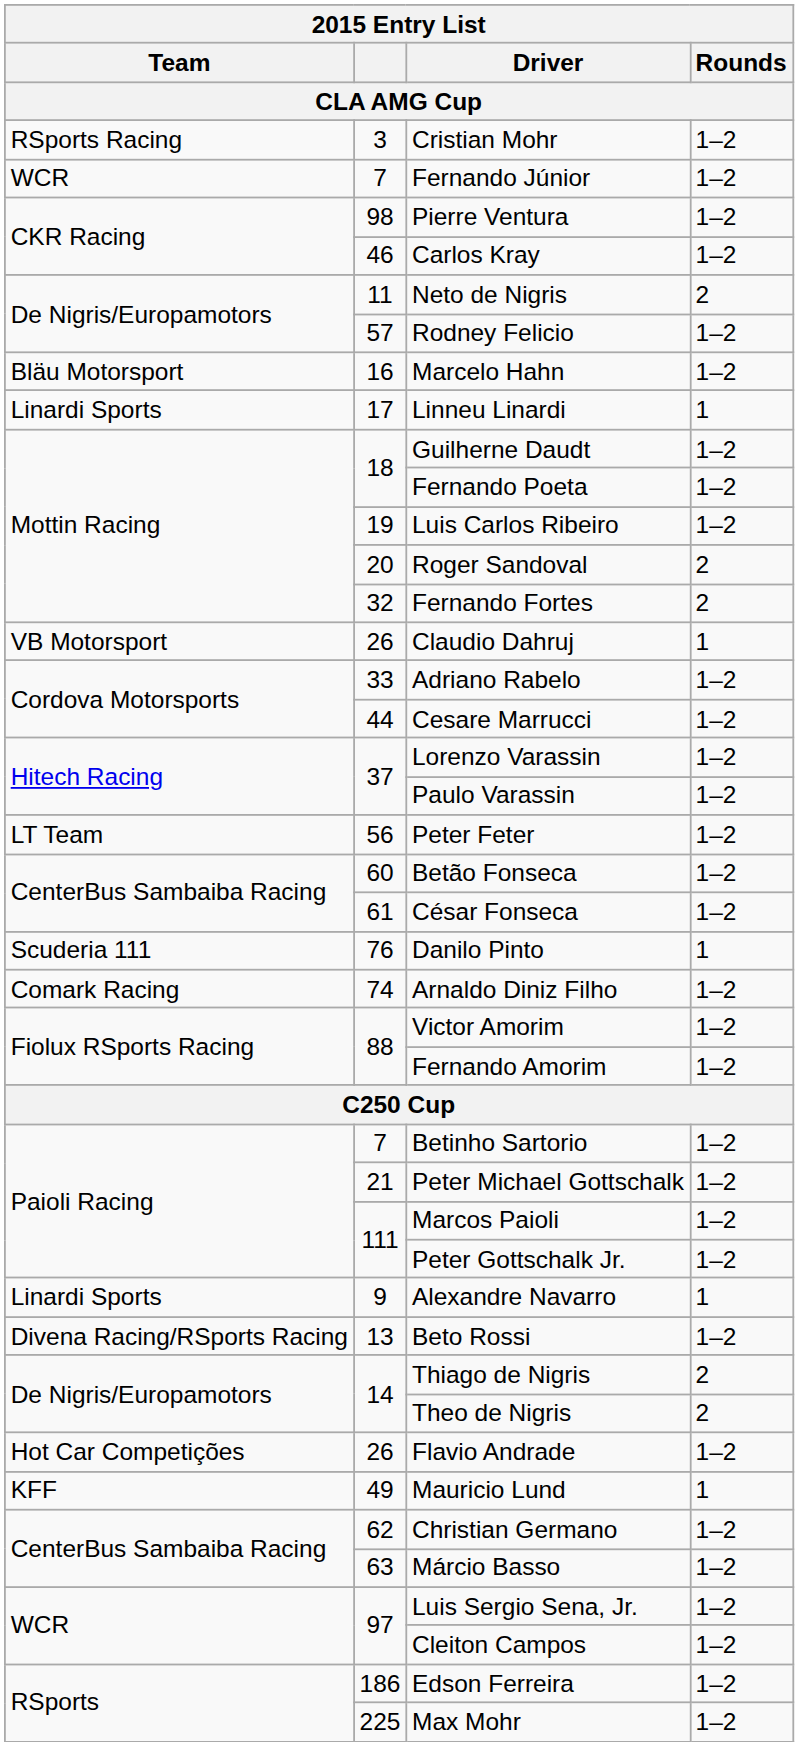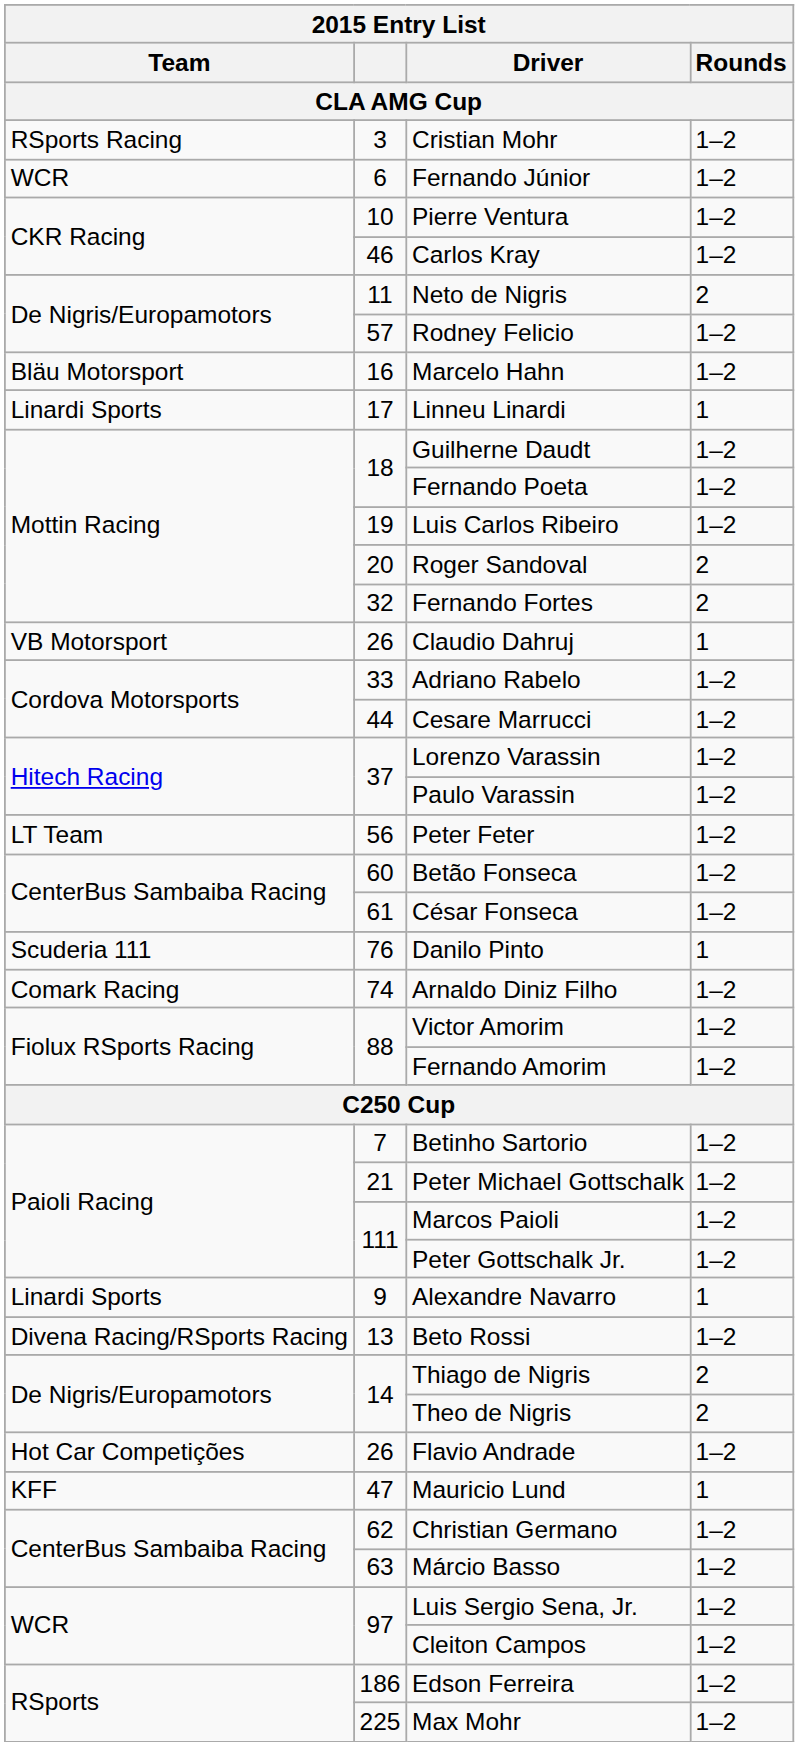(380, 178) 7 -> (380, 178) 6
(380, 217) 98 -> (380, 217) 10
(380, 1490) 49 -> (380, 1490) 47
